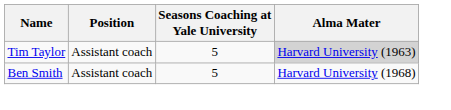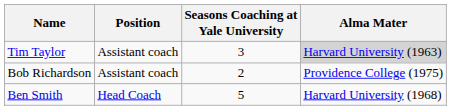(215, 52) 5 -> (241, 52) 3
+ row: (49, 73)
(112, 73) Assistant coach -> (129, 95) Head Coach
